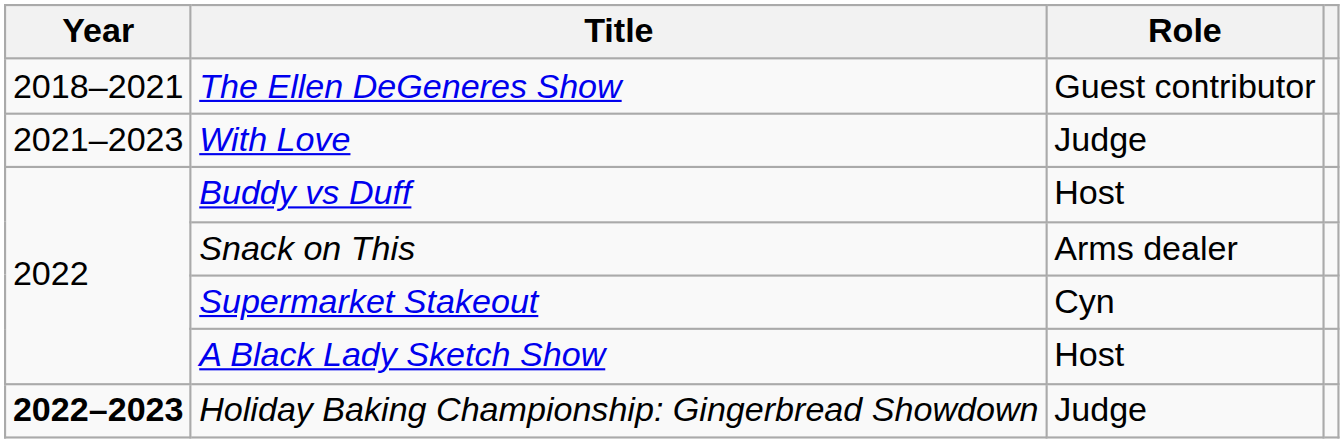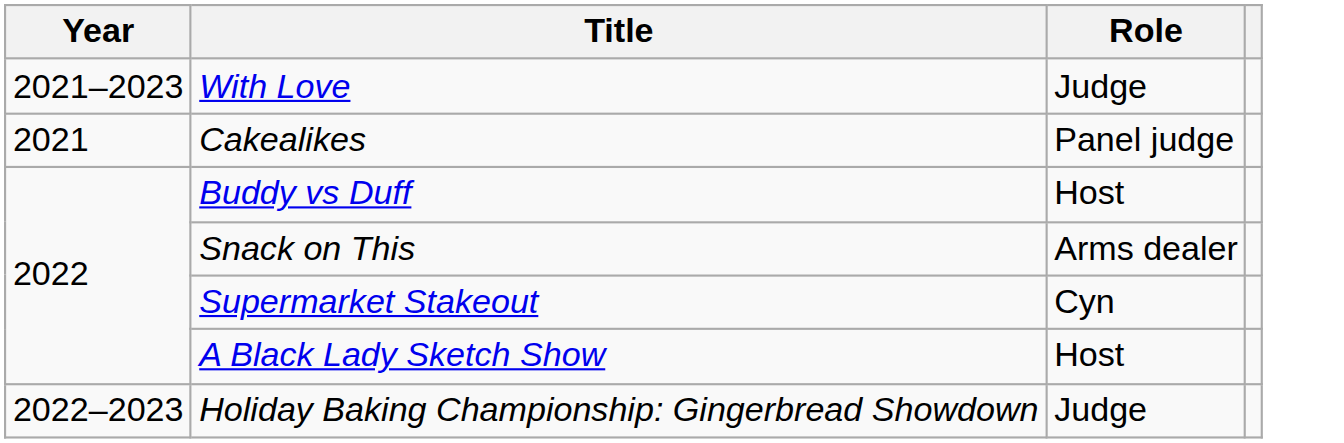- row: (410, 85)
+ row: (283, 139)
(98, 409) bold -> (98, 409) normal
